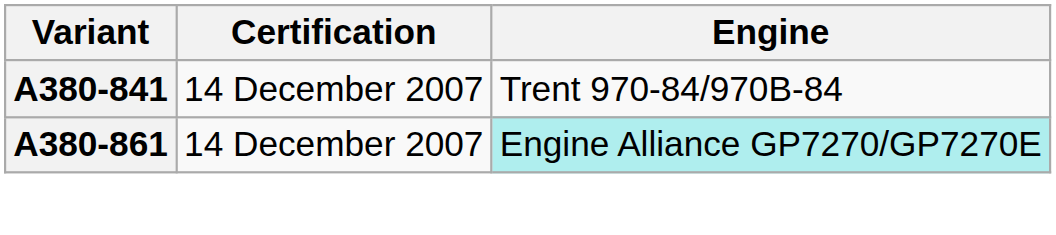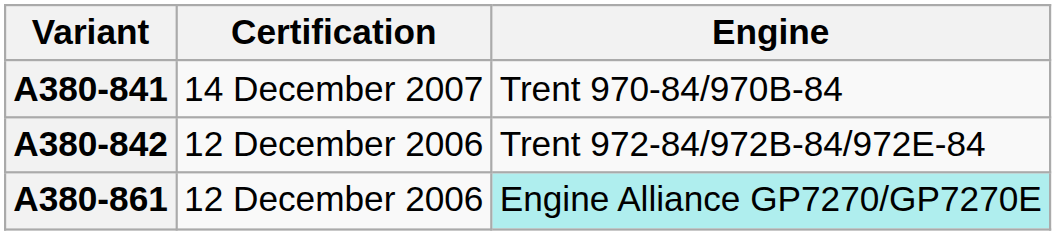+ row: (91, 144)
(334, 144) 14 December 2007 -> (334, 199) 12 December 2006
